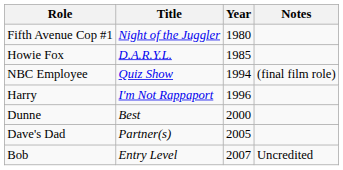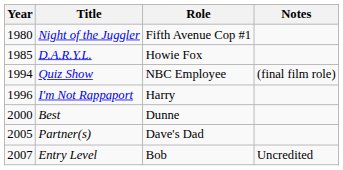columns swapped: (239, 14) <-> (60, 14)
